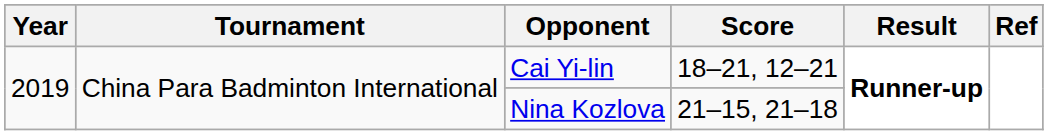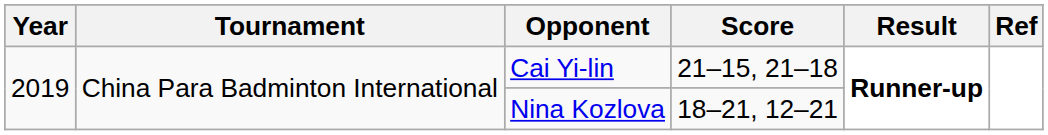(758, 67) 18–21, 12–21 -> (758, 67) 21–15, 21–18
(758, 109) 21–15, 21–18 -> (758, 109) 18–21, 12–21
